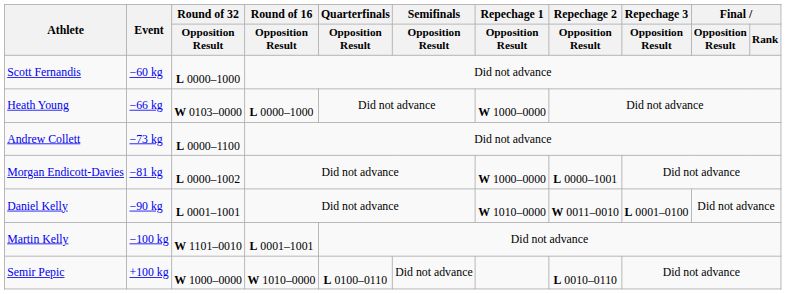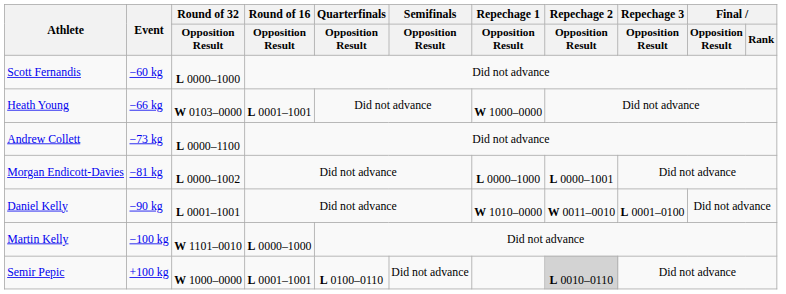(281, 113) L 0000–1000 -> (280, 113) L 0001–1001
(512, 179) W 1000–0000 -> (508, 179) L 0000–1000
(281, 246) L 0001–1001 -> (280, 246) L 0000–1000
(281, 280) W 1010–0000 -> (280, 280) L 0001–1001
(585, 280) no background -> (581, 280) lightgrey background
